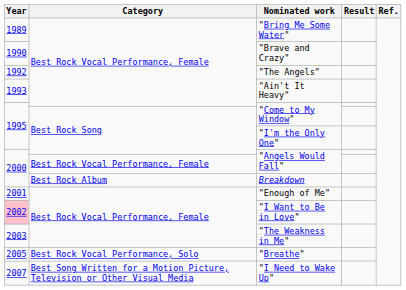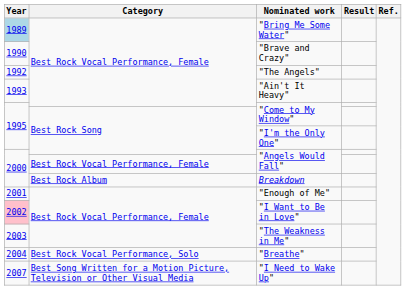(17, 30) no background -> (17, 30) lightblue background
(17, 254) 2005 -> (17, 254) 2004
